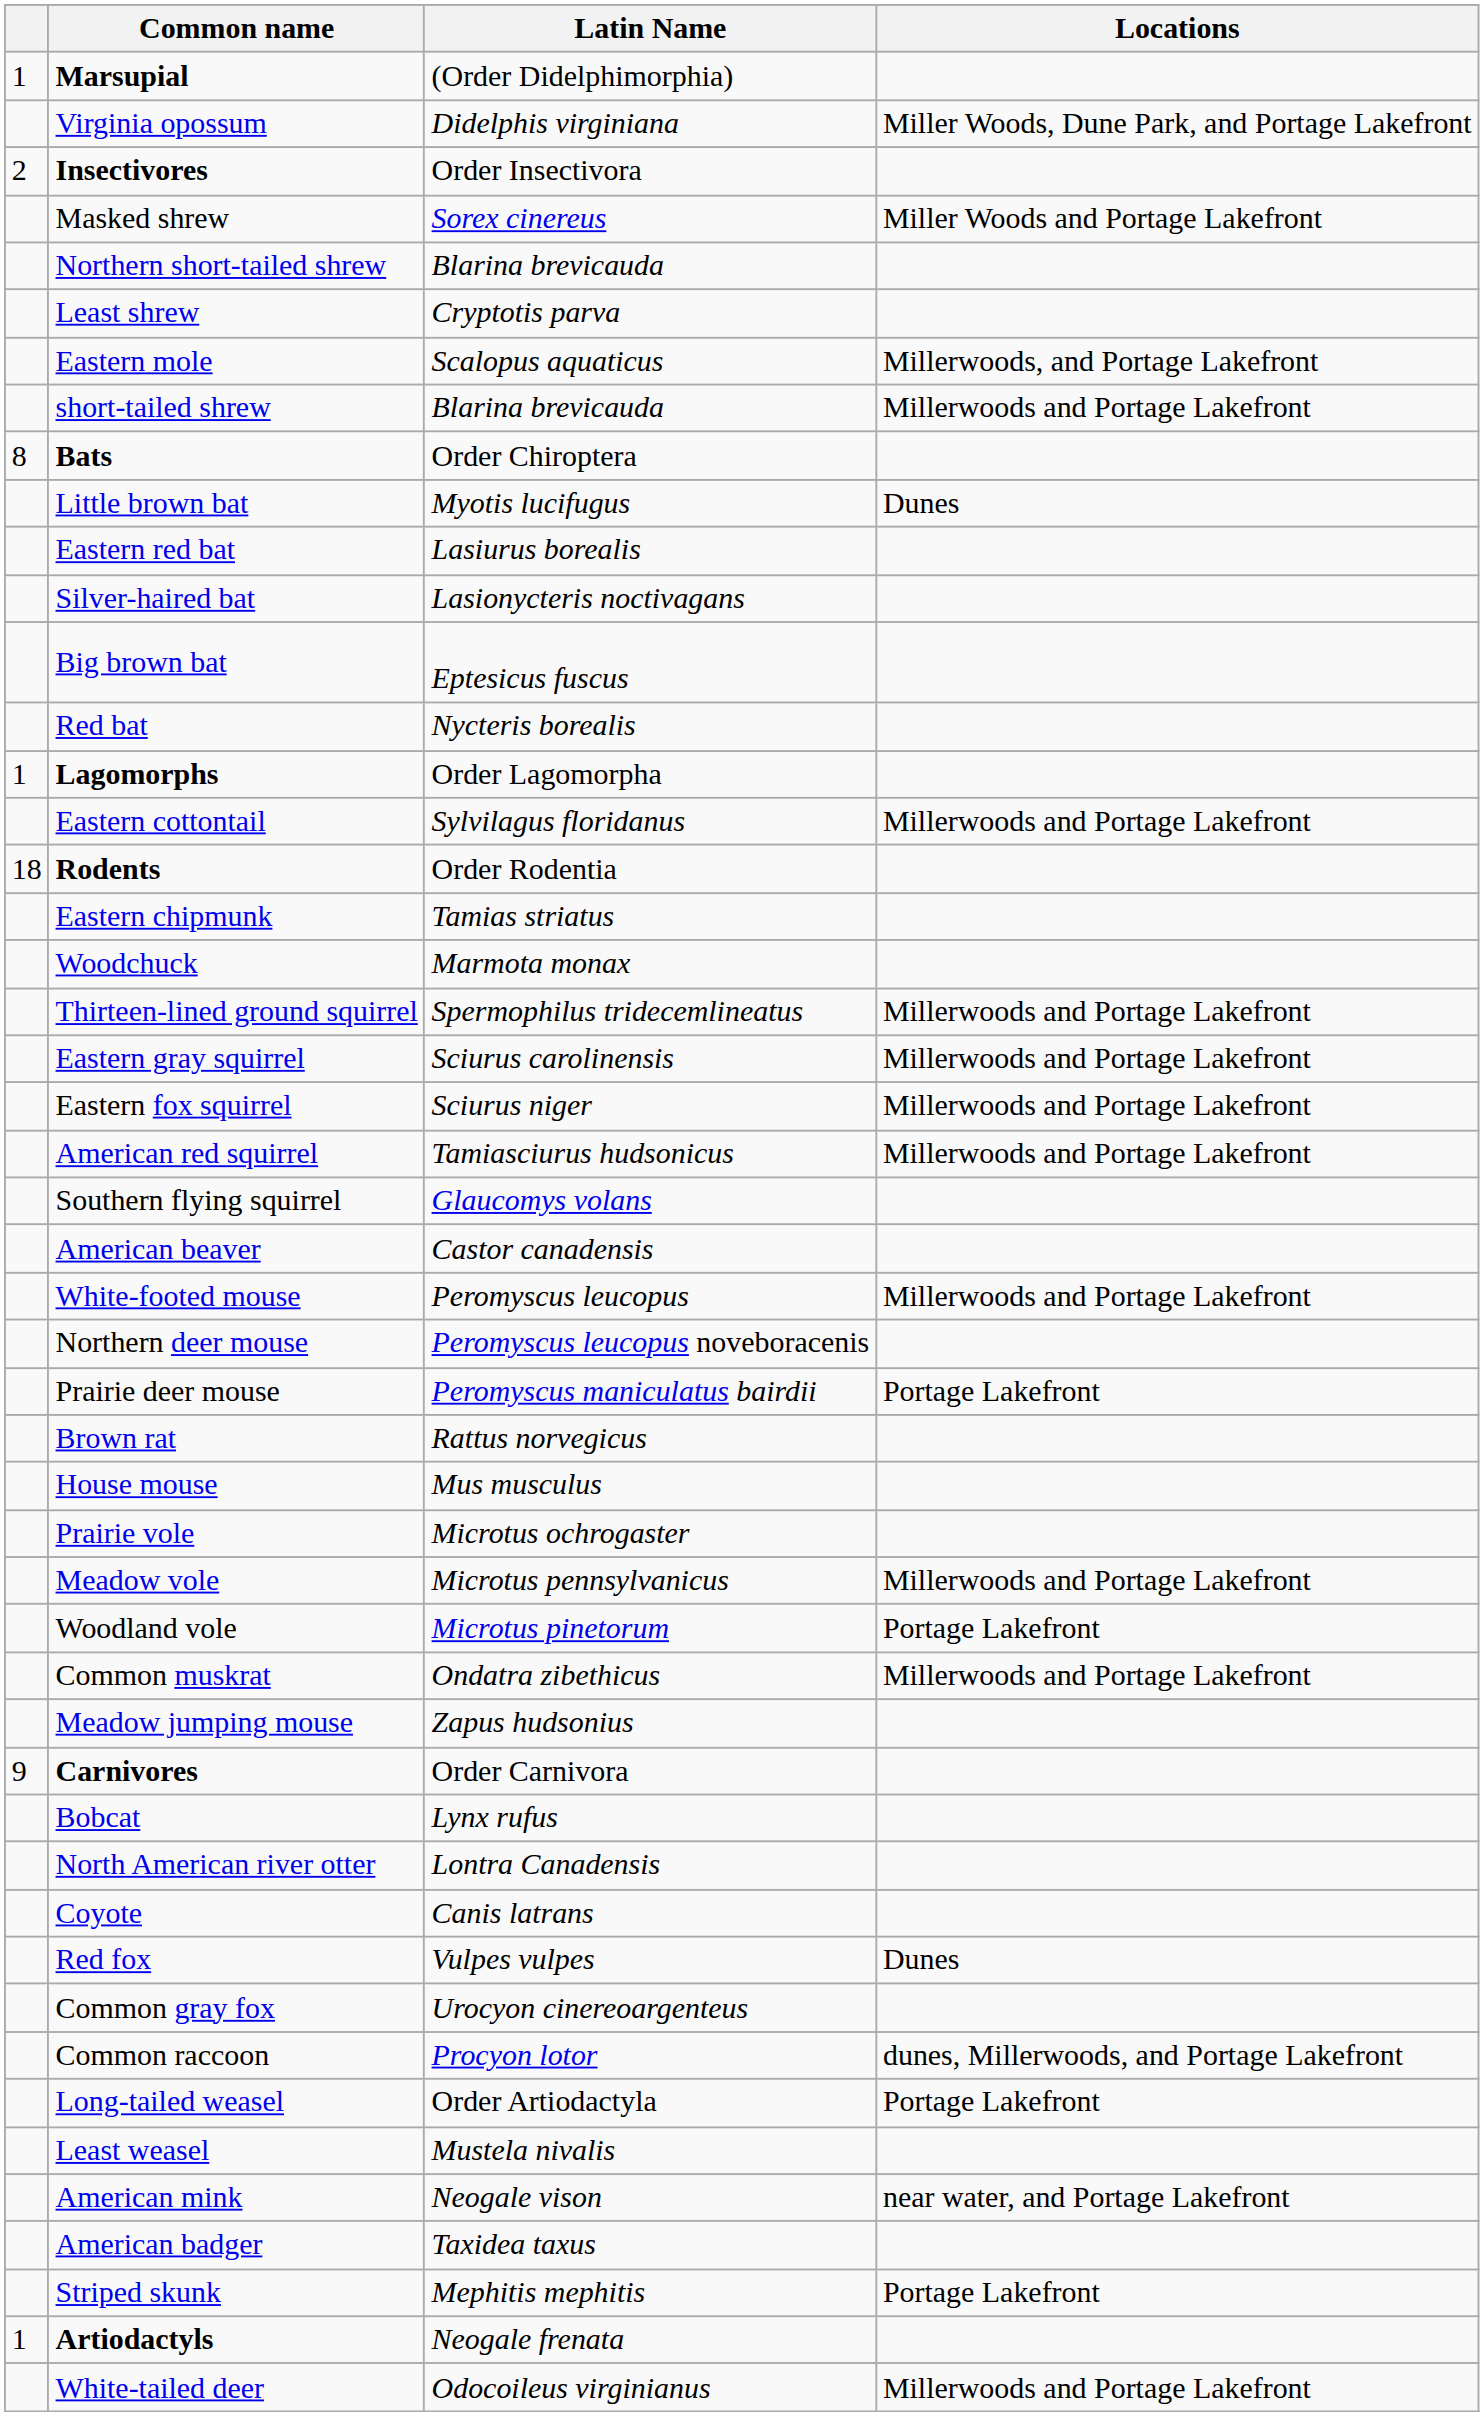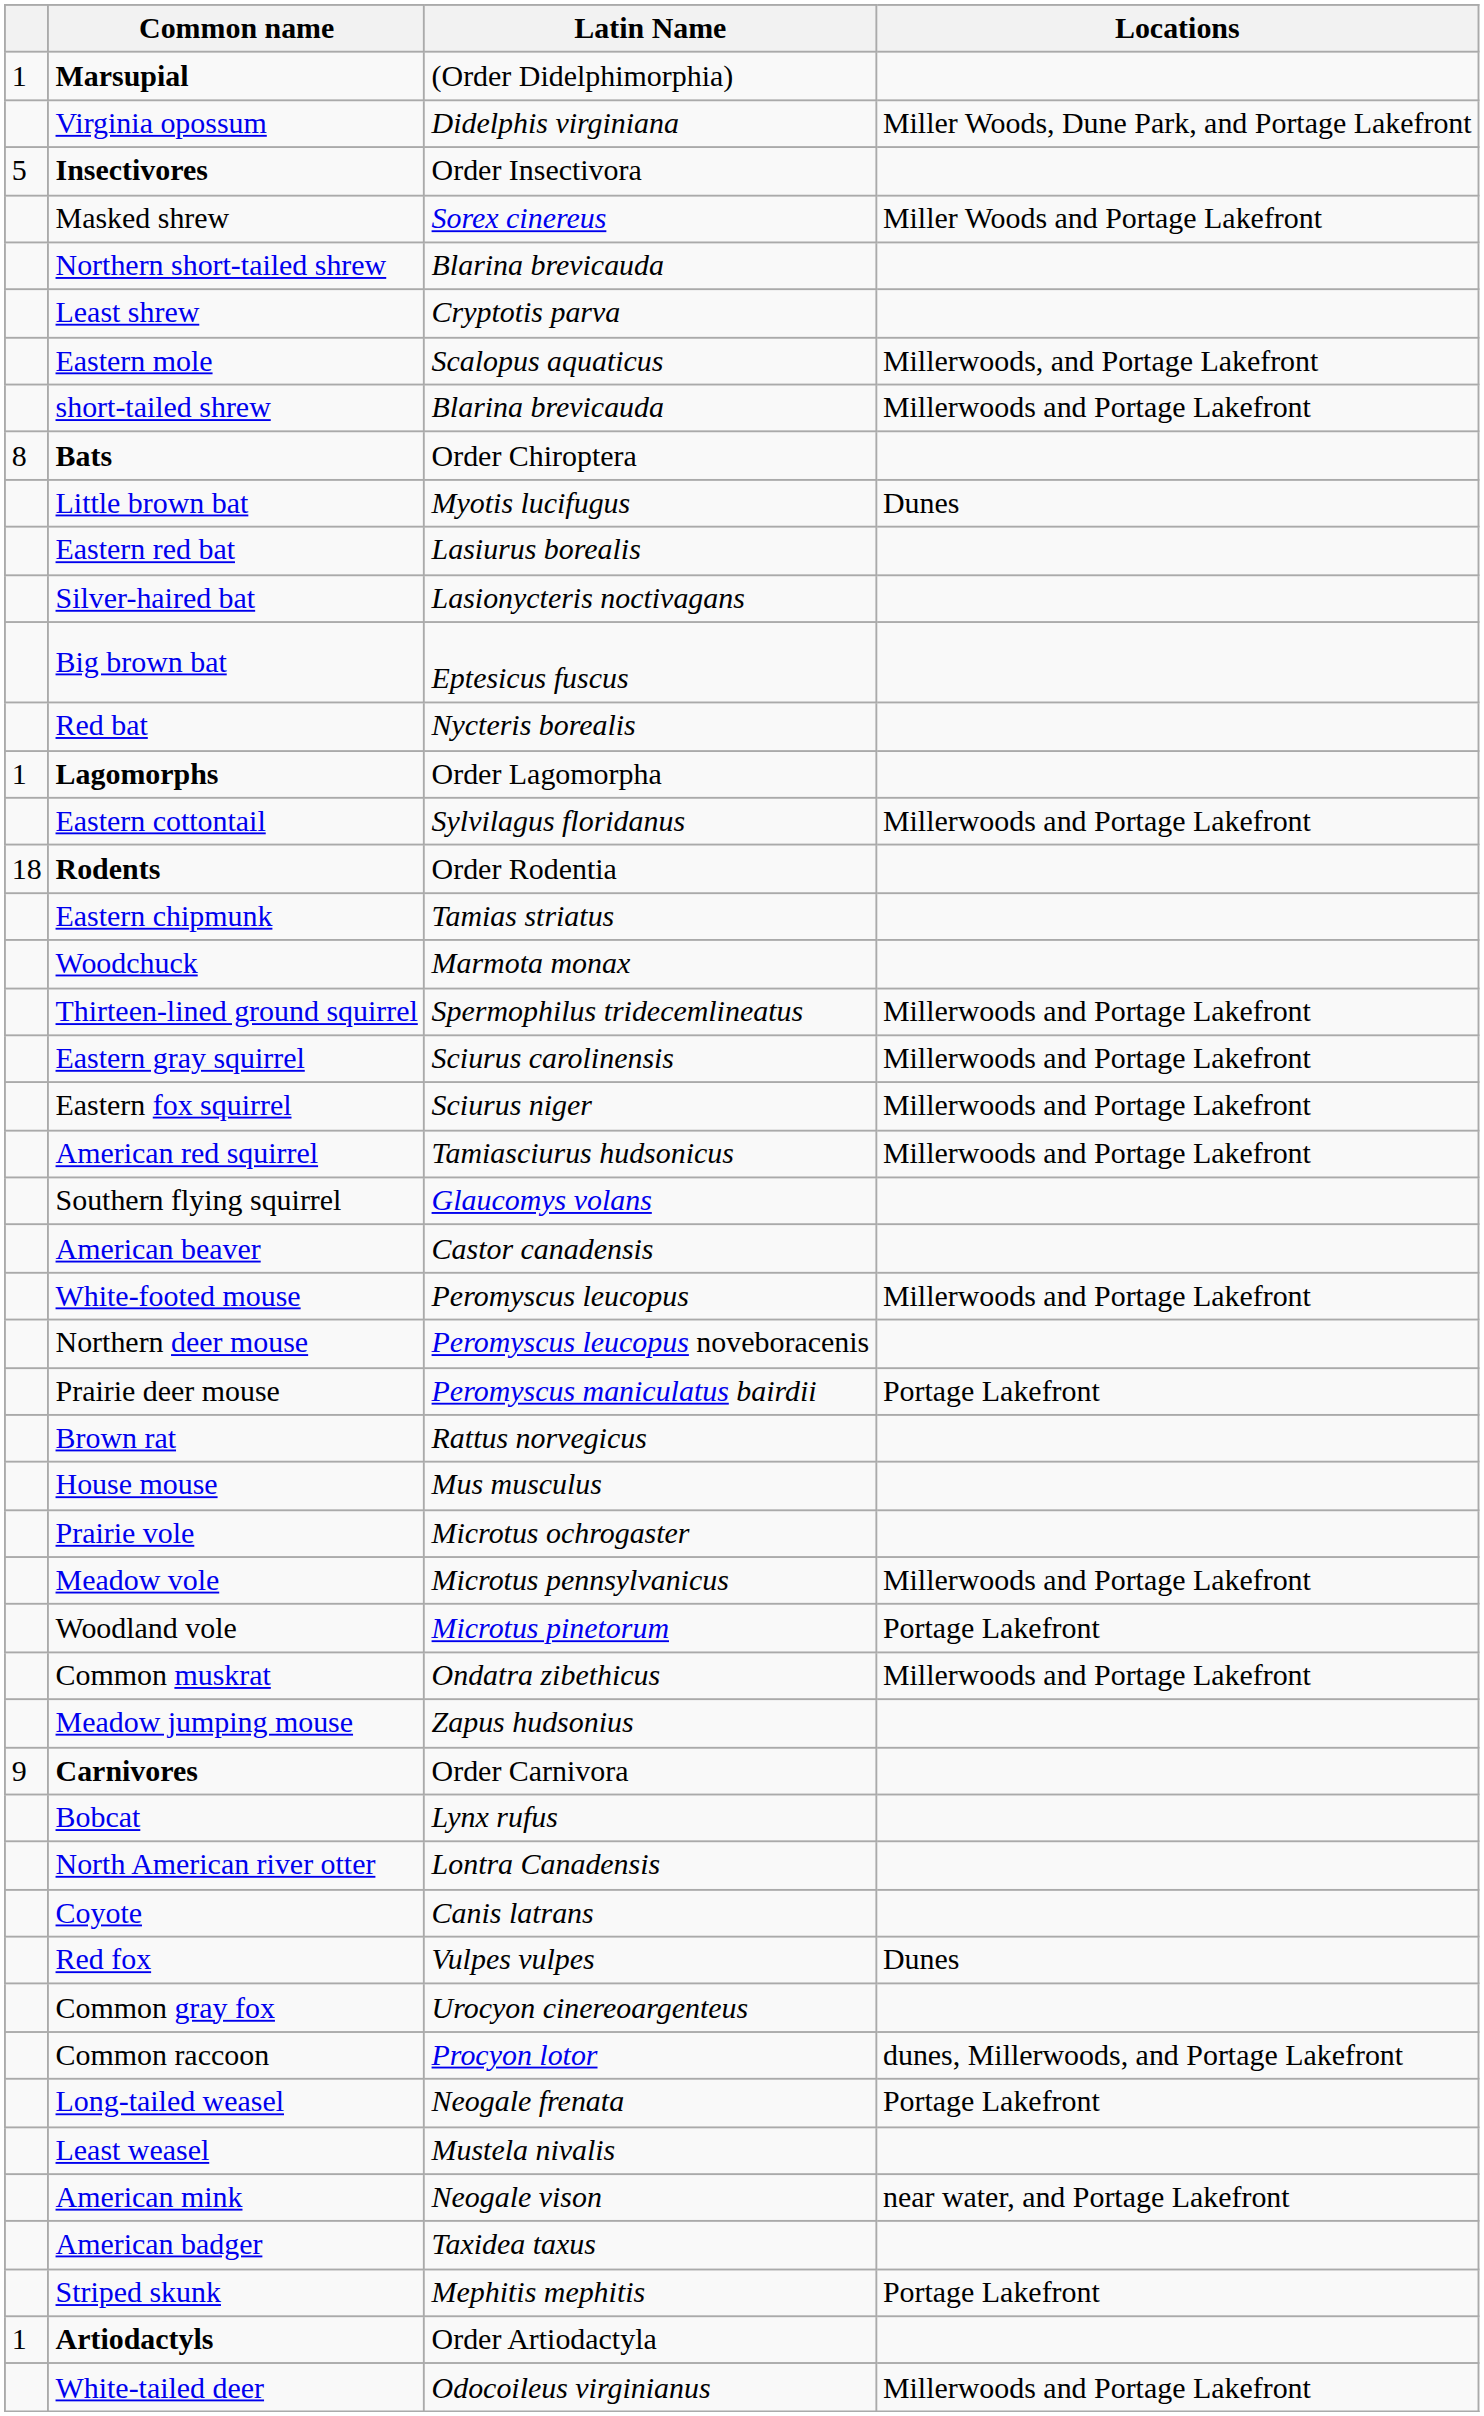(19, 170) 2 -> (19, 170) 5
(544, 2102) Order Artiodactyla -> (528, 2102) Neogale frenata
(528, 2339) Neogale frenata -> (544, 2339) Order Artiodactyla
